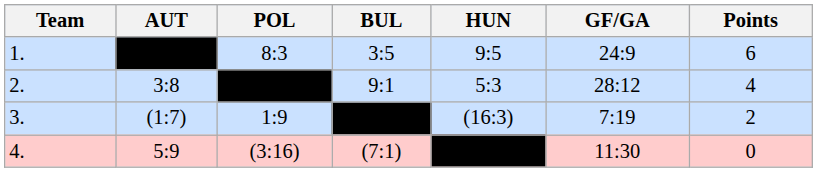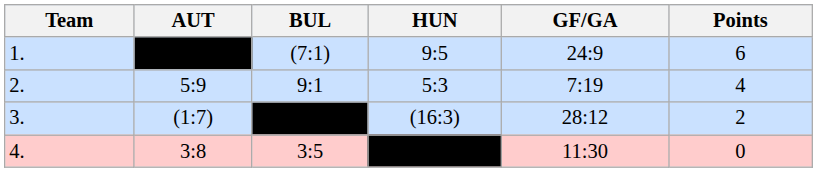- column: (274, 20)
(381, 53) 3:5 -> (310, 53) (7:1)
(166, 85) 3:8 -> (193, 85) 5:9
(617, 85) 28:12 -> (585, 85) 7:19
(617, 118) 7:19 -> (585, 118) 28:12
(166, 150) 5:9 -> (193, 150) 3:8
(381, 150) (7:1) -> (310, 150) 3:5
